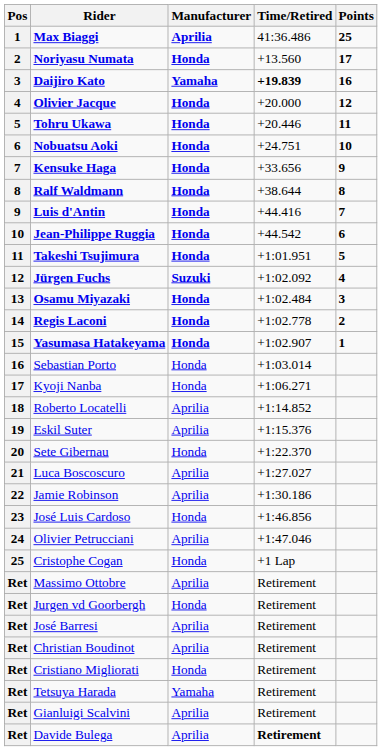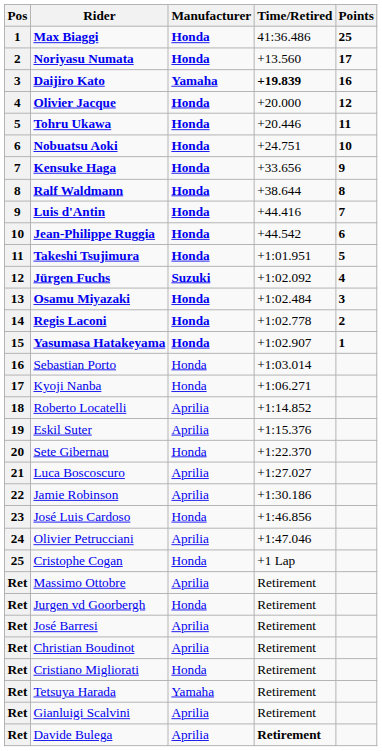(192, 37) Aprilia -> (190, 37) Honda
